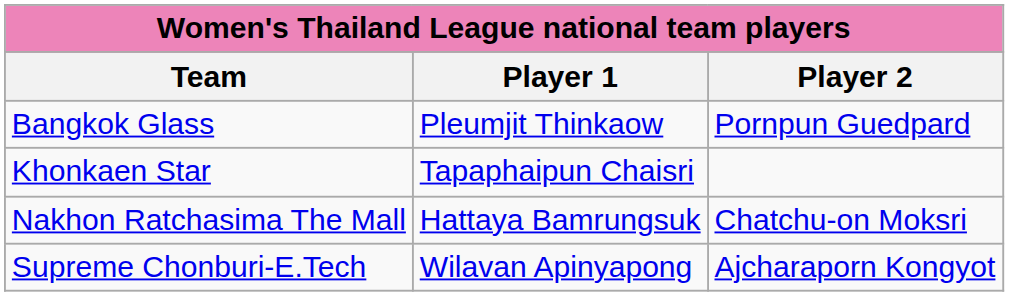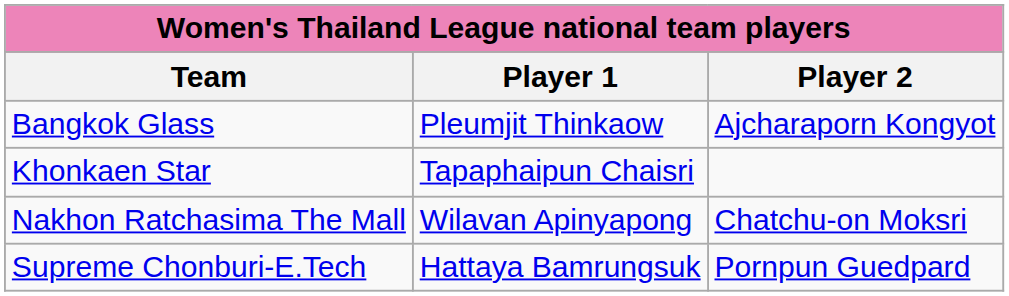(842, 123) Pornpun Guedpard -> (855, 123) Ajcharaporn Kongyot
(560, 219) Hattaya Bamrungsuk -> (556, 219) Wilavan Apinyapong
(556, 266) Wilavan Apinyapong -> (560, 266) Hattaya Bamrungsuk
(855, 266) Ajcharaporn Kongyot -> (842, 266) Pornpun Guedpard
